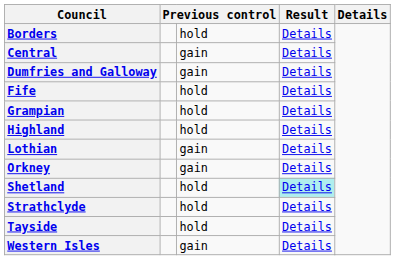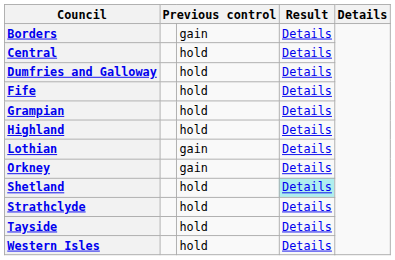(194, 33) hold -> (194, 33) gain
(194, 53) gain -> (194, 53) hold
(194, 72) gain -> (194, 72) hold
(194, 245) gain -> (194, 245) hold
